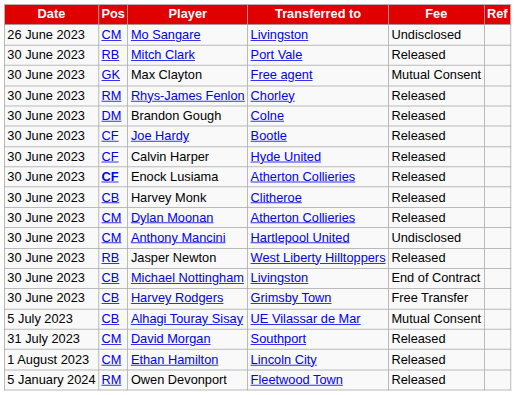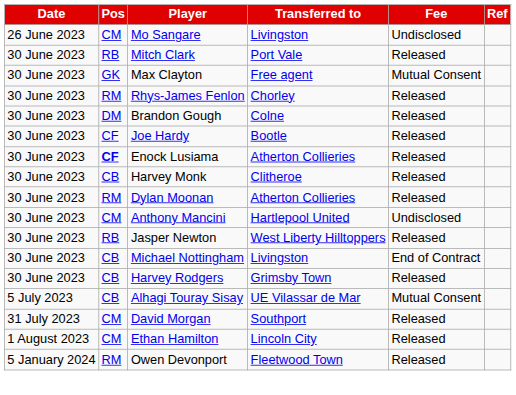- row: (170, 156)
(111, 217) CM -> (111, 197) RM
(430, 298) Free Transfer -> (418, 278) Released
